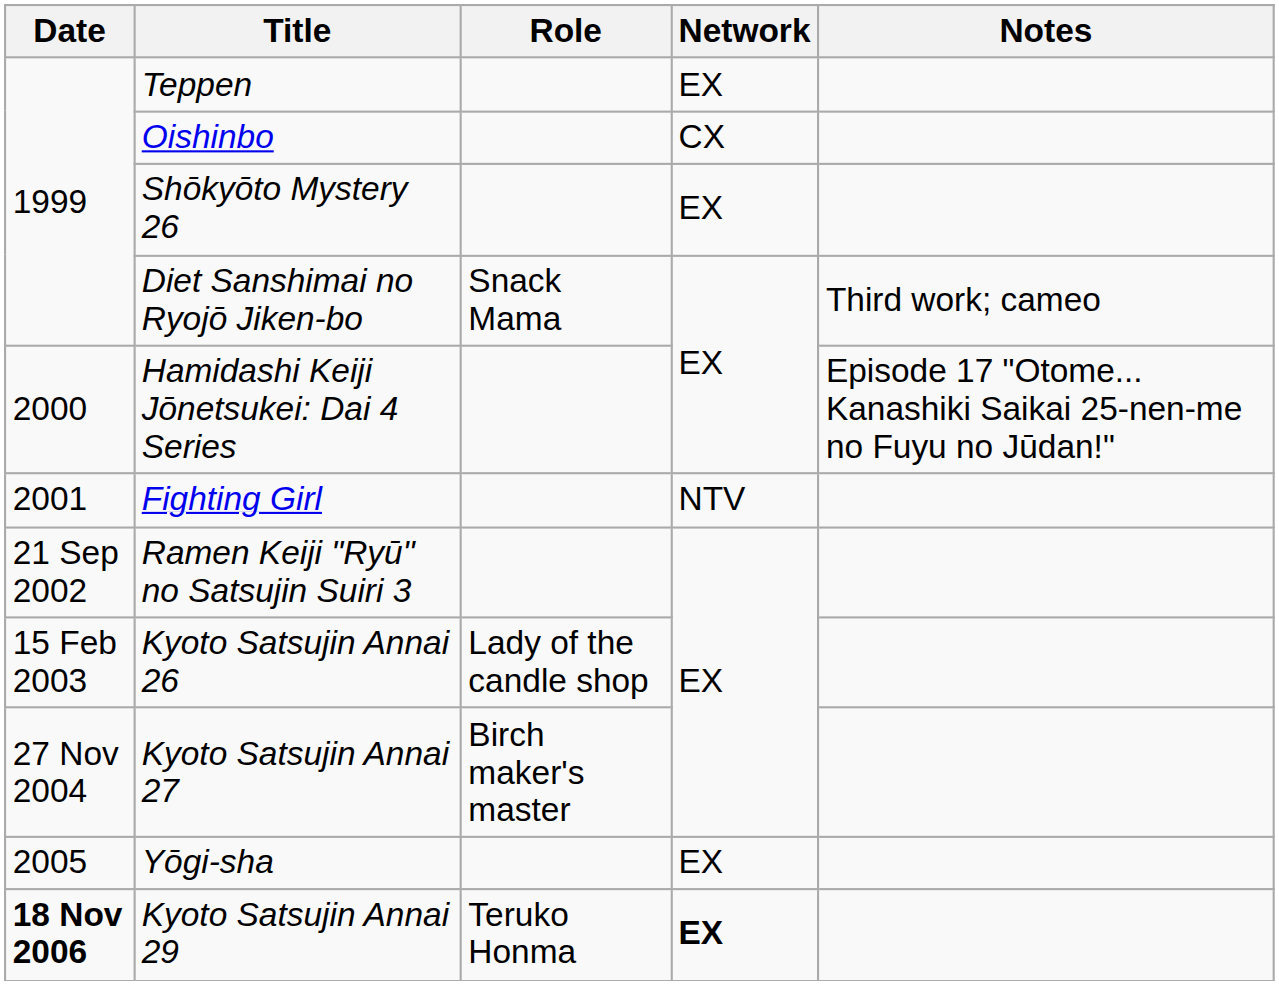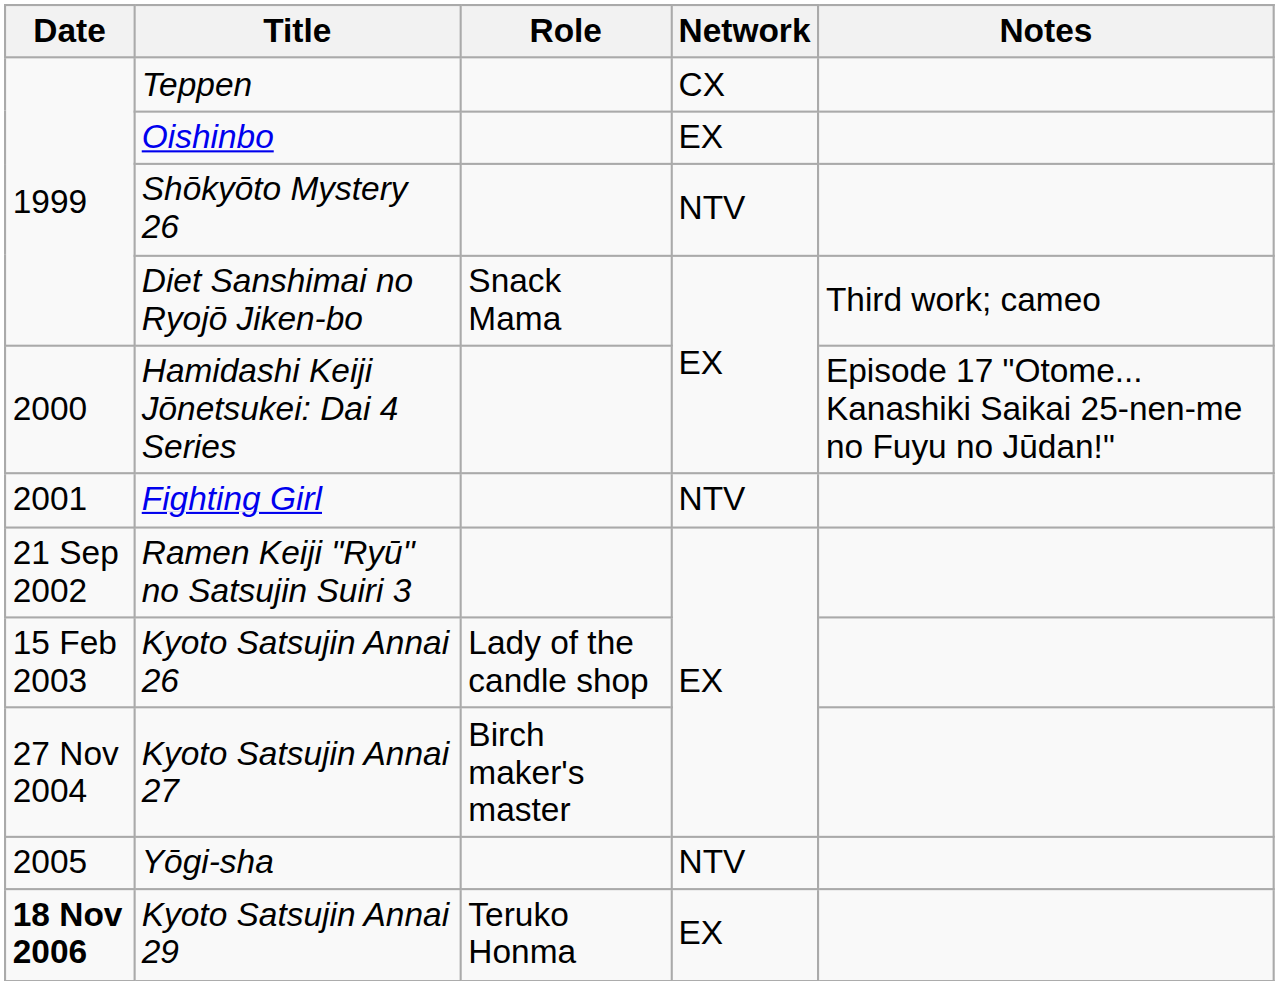(701, 84) EX -> (702, 84) CX
(702, 137) CX -> (701, 137) EX
(701, 208) EX -> (712, 208) NTV
(701, 862) EX -> (712, 862) NTV
(701, 934) bold -> (701, 934) normal
